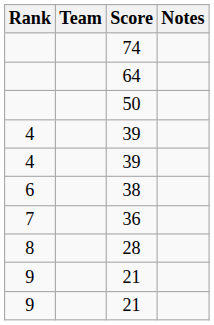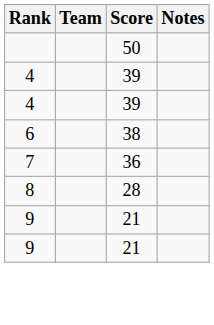- row: (30, 48)
- row: (30, 76)
